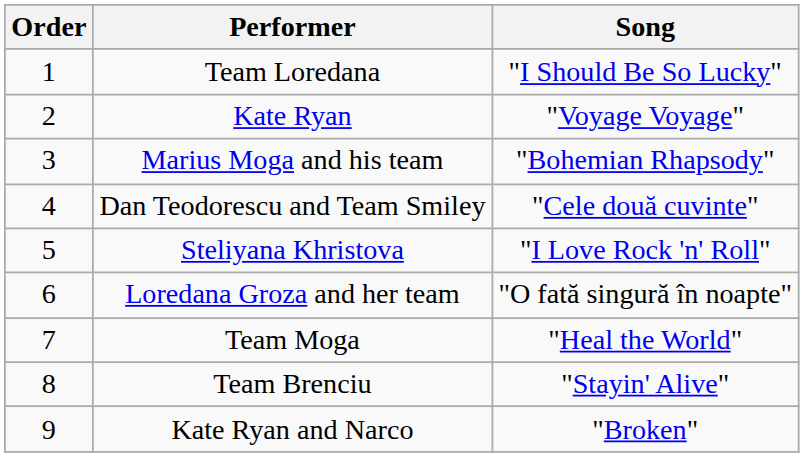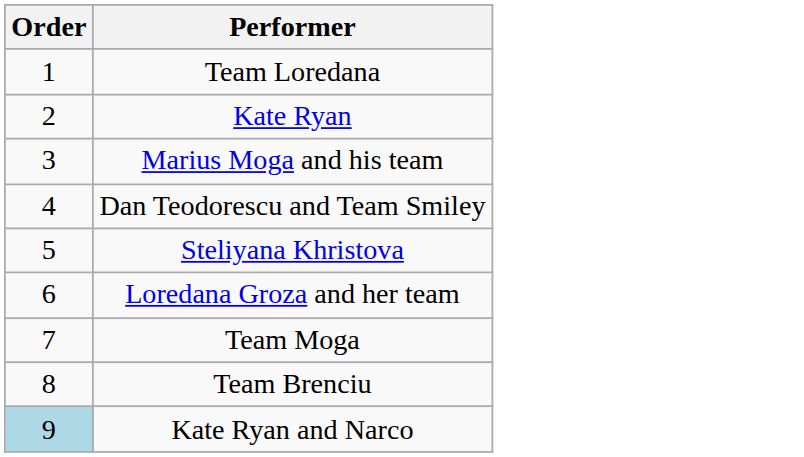- column: (645, 26)
(49, 428) no background -> (49, 428) lightblue background
